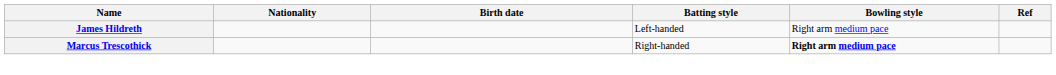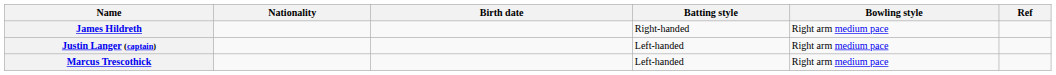(659, 29) Left-handed -> (662, 29) Right-handed
+ row: (109, 46)
(662, 46) Right-handed -> (659, 62) Left-handed
(844, 46) bold -> (840, 62) normal
